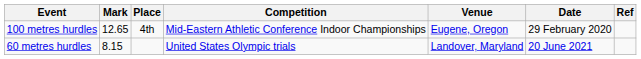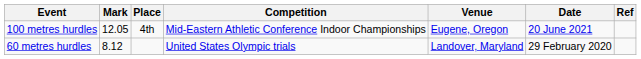(115, 29) 12.65 -> (115, 29) 12.05
(570, 29) 29 February 2020 -> (560, 29) 20 June 2021
(112, 46) 8.15 -> (112, 46) 8.12
(560, 46) 20 June 2021 -> (570, 46) 29 February 2020
